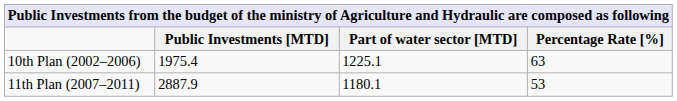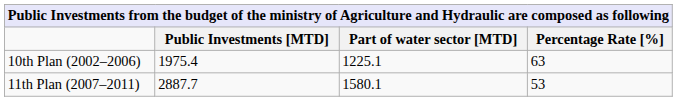(178, 84) 2887.9 -> (178, 84) 2887.7
(362, 84) 1180.1 -> (362, 84) 1580.1
